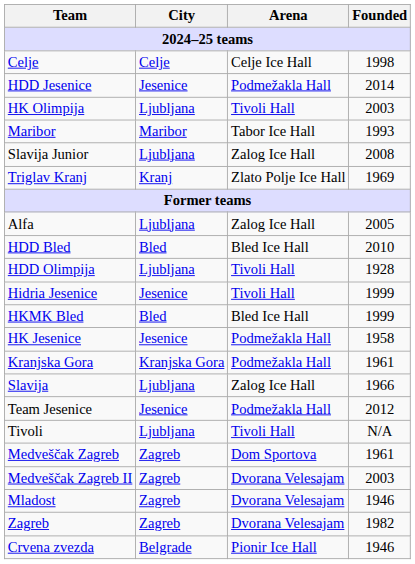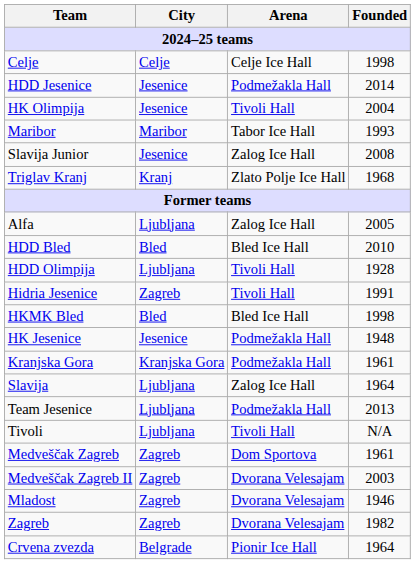(167, 108) Ljubljana -> (163, 108) Jesenice
(380, 108) 2003 -> (380, 108) 2004
(167, 154) Ljubljana -> (163, 154) Jesenice
(380, 177) 1969 -> (380, 177) 1968
(163, 293) Jesenice -> (160, 293) Zagreb
(380, 293) 1999 -> (380, 293) 1991
(380, 316) 1999 -> (380, 316) 1998
(380, 339) 1958 -> (380, 339) 1948
(380, 385) 1966 -> (380, 385) 1964
(163, 408) Jesenice -> (167, 408) Ljubljana
(380, 408) 2012 -> (380, 408) 2013
(380, 547) 1946 -> (380, 547) 1964
